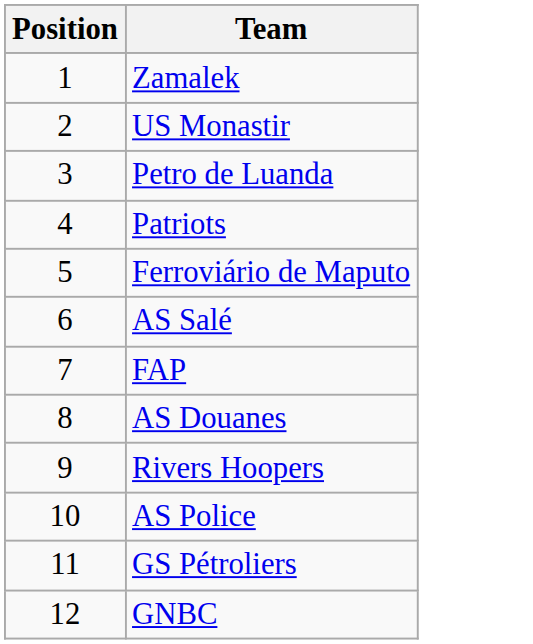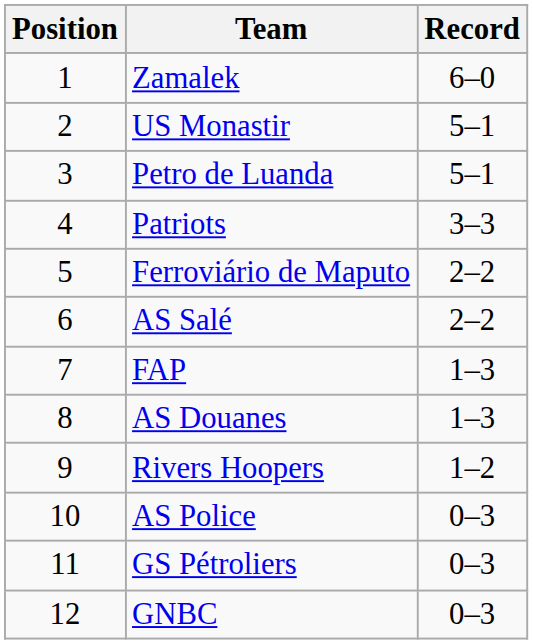+ column: (472, 28)
